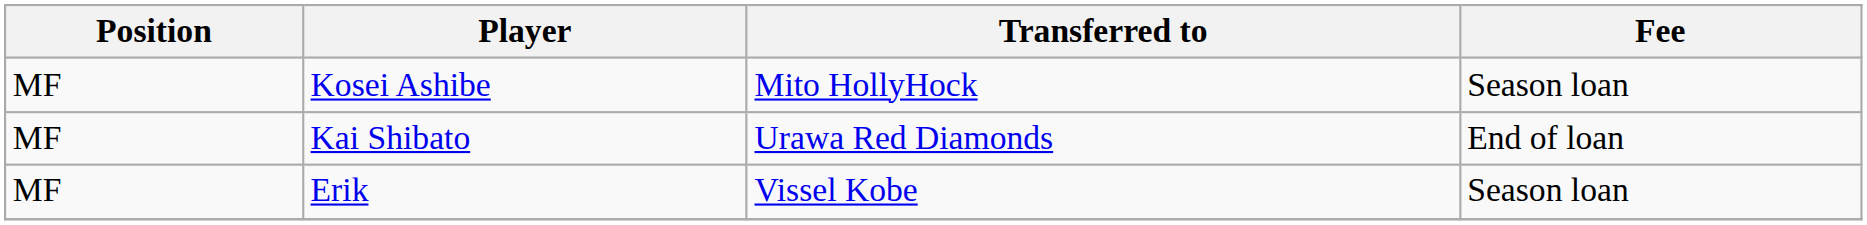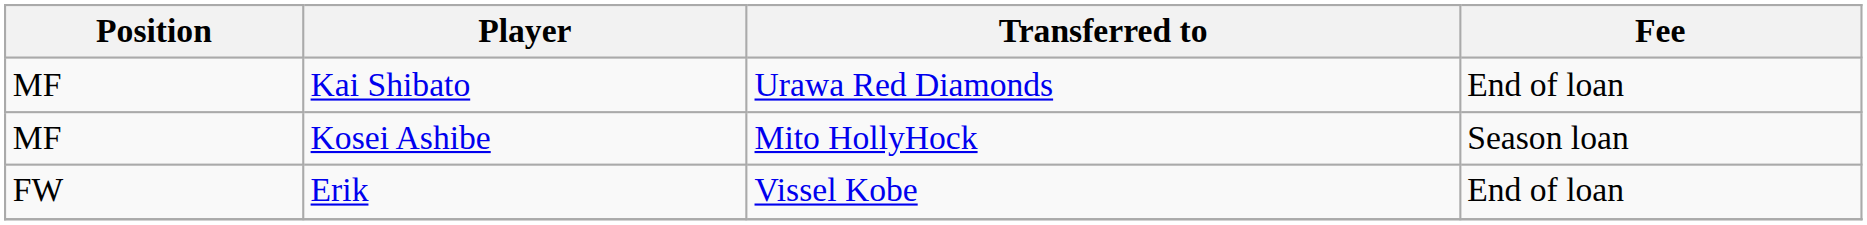rows swapped: (401, 84) <-> (390, 137)
(37, 191) MF -> (38, 191) FW
(1548, 191) Season loan -> (1546, 191) End of loan
